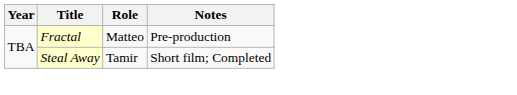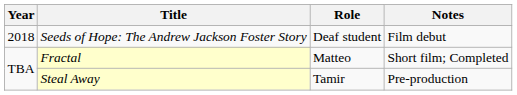+ row: (174, 36)
(190, 36) Pre-production -> (448, 57) Short film; Completed
(211, 57) Short film; Completed -> (428, 79) Pre-production
